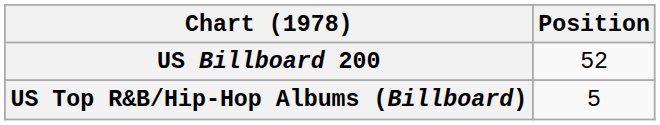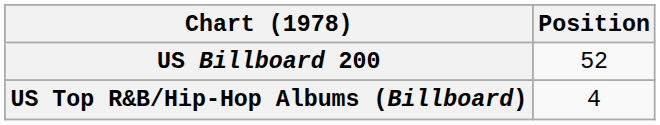(594, 100) 5 -> (594, 100) 4
